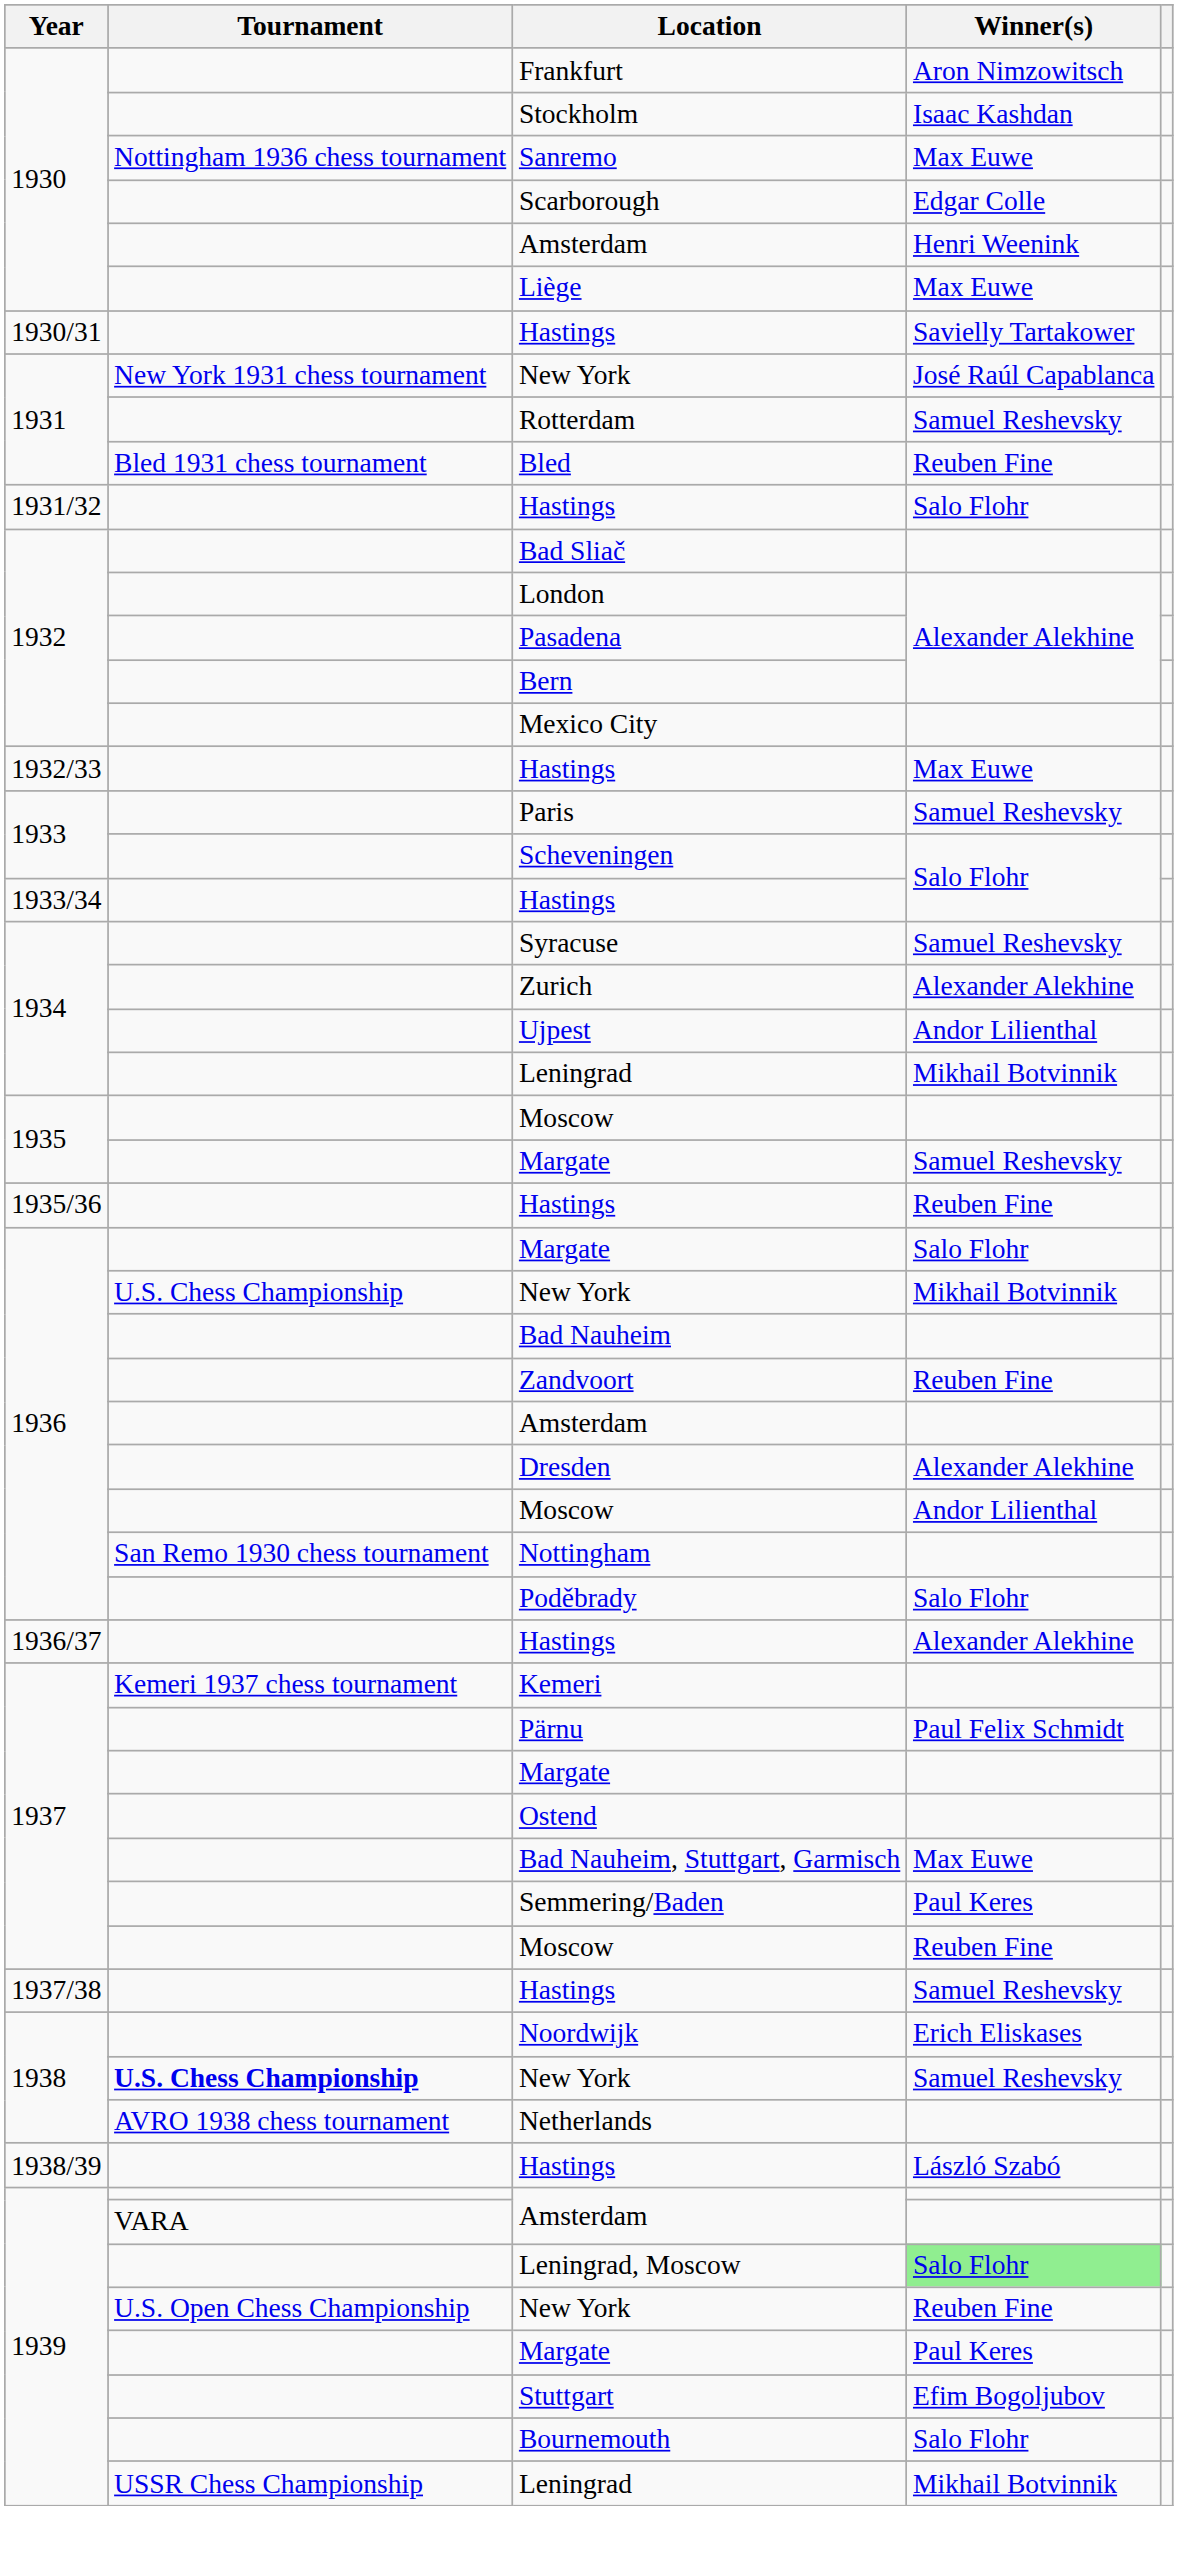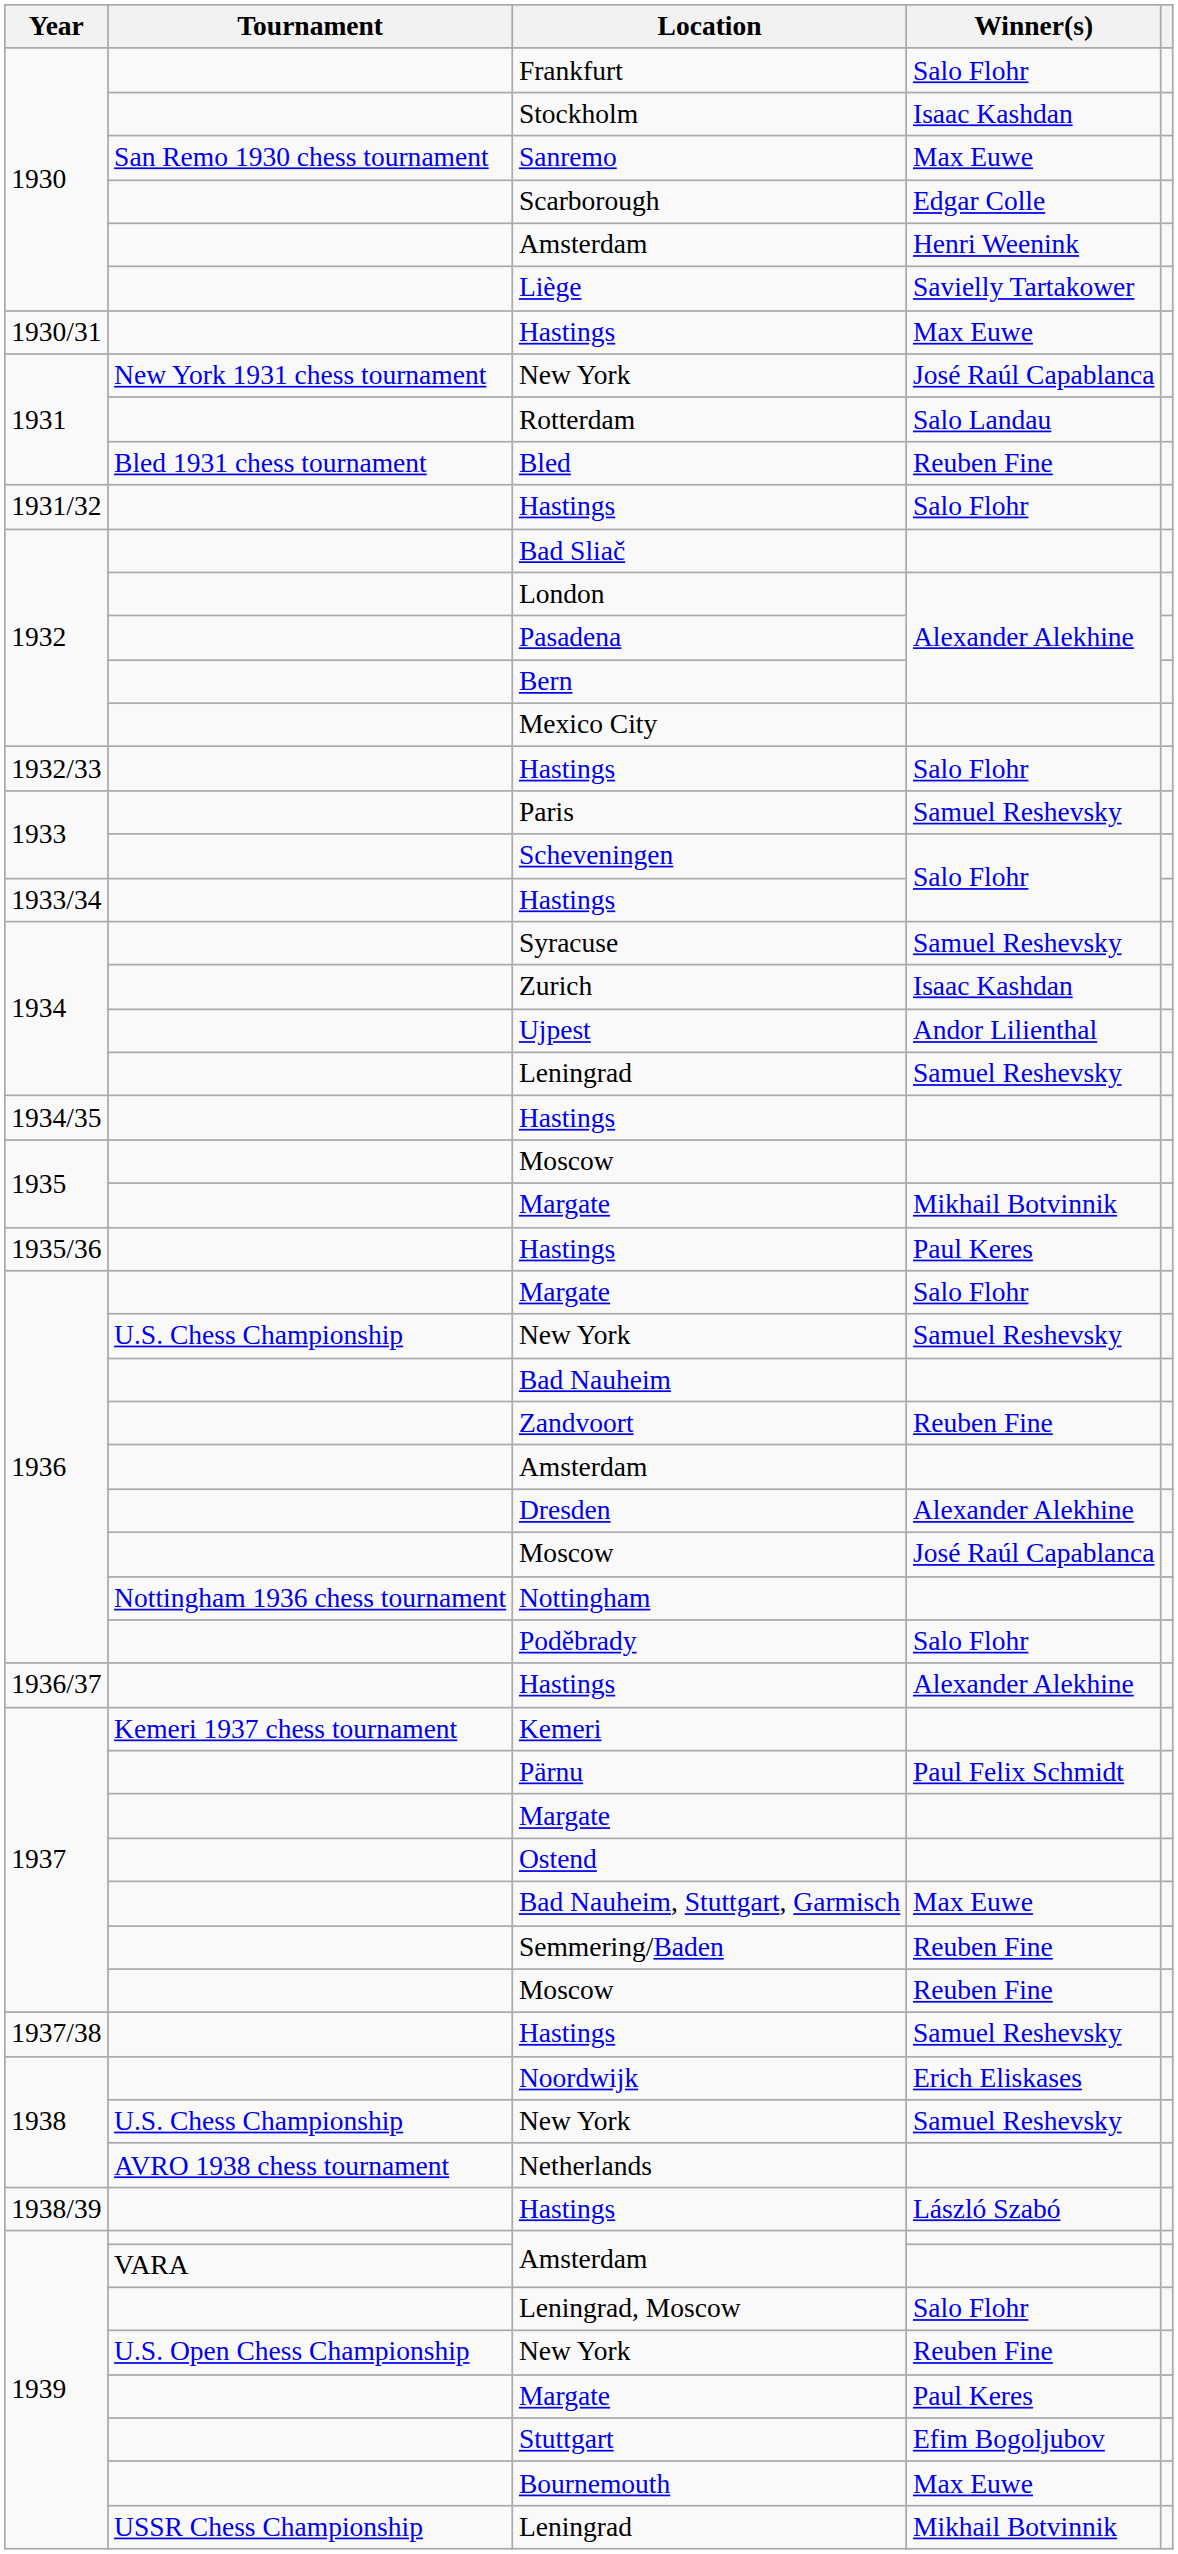(1018, 69) Aron Nimzowitsch -> (971, 69) Salo Flohr
(310, 157) Nottingham 1936 chess tournament -> (301, 157) San Remo 1930 chess tournament
(973, 288) Max Euwe -> (1024, 288) Savielly Tartakower
(1024, 331) Savielly Tartakower -> (973, 331) Max Euwe
(1017, 419) Samuel Reshevsky -> (982, 419) Salo Landau
(973, 768) Max Euwe -> (971, 768) Salo Flohr
(1023, 986) Alexander Alekhine -> (993, 986) Isaac Kashdan
(1015, 1073) Mikhail Botvinnik -> (1017, 1073) Samuel Reshevsky
+ row: (56, 1117)
(1017, 1161) Samuel Reshevsky -> (1015, 1204) Mikhail Botvinnik
(983, 1204) Reuben Fine -> (973, 1248) Paul Keres
(1015, 1292) Mikhail Botvinnik -> (1017, 1335) Samuel Reshevsky
(1005, 1510) Andor Lilienthal -> (1034, 1553) José Raúl Capablanca
(301, 1553) San Remo 1930 chess tournament -> (310, 1597) Nottingham 1936 chess tournament
(973, 1903) Paul Keres -> (983, 1946) Reuben Fine
(266, 2077) bold -> (259, 2121) normal
(971, 2264) lightgreen background -> (971, 2308) no background
(971, 2439) Salo Flohr -> (973, 2483) Max Euwe
